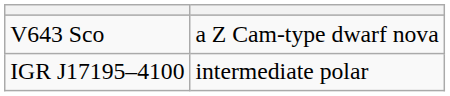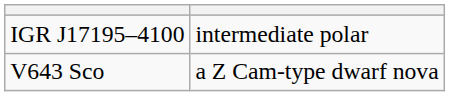rows swapped: (57, 34) <-> (97, 71)
